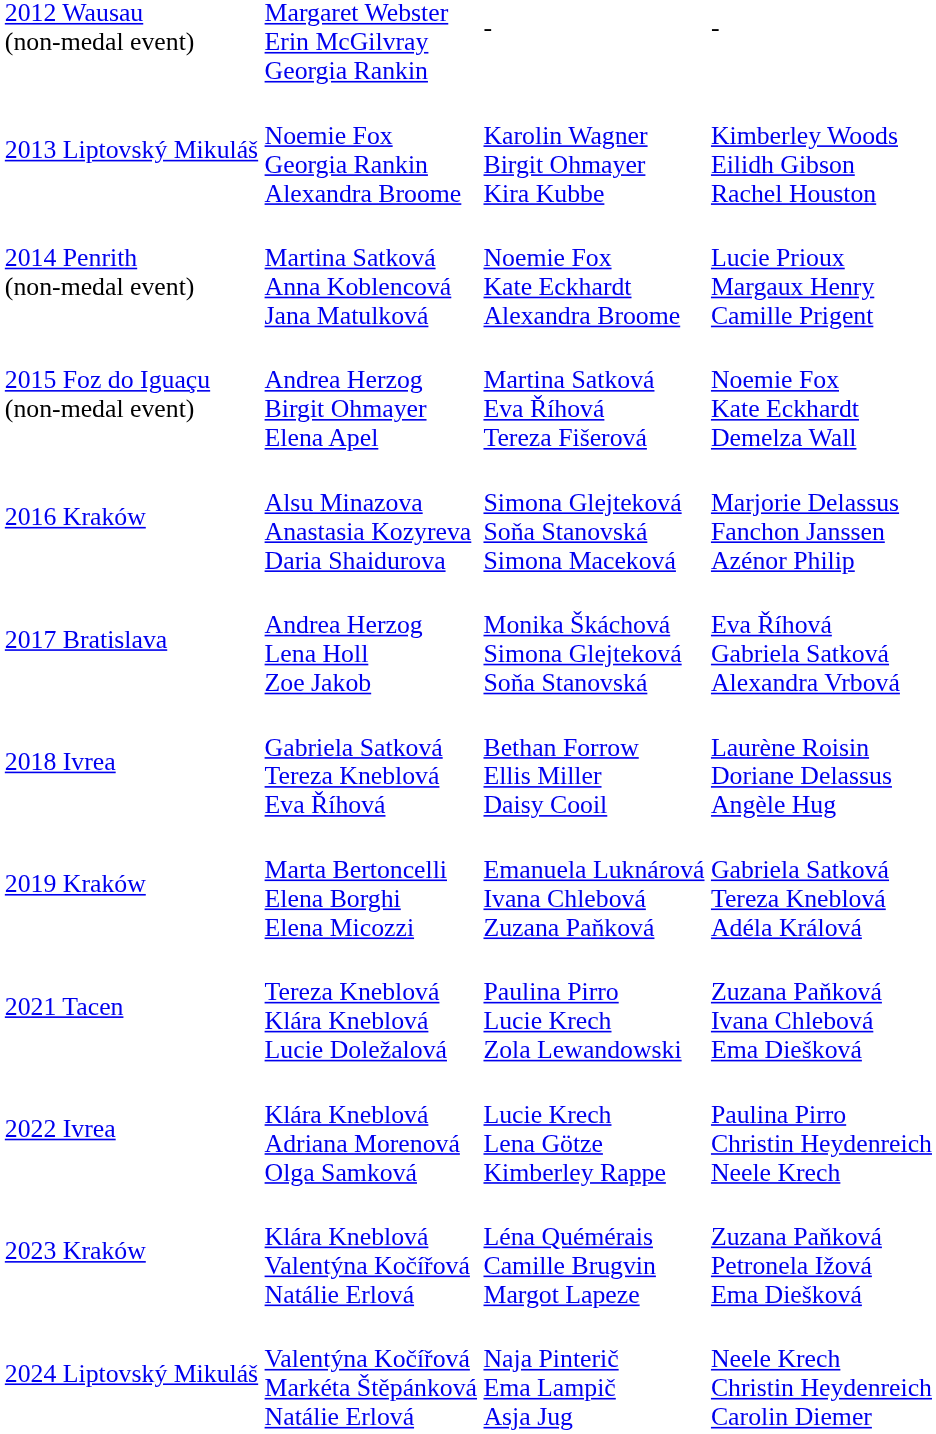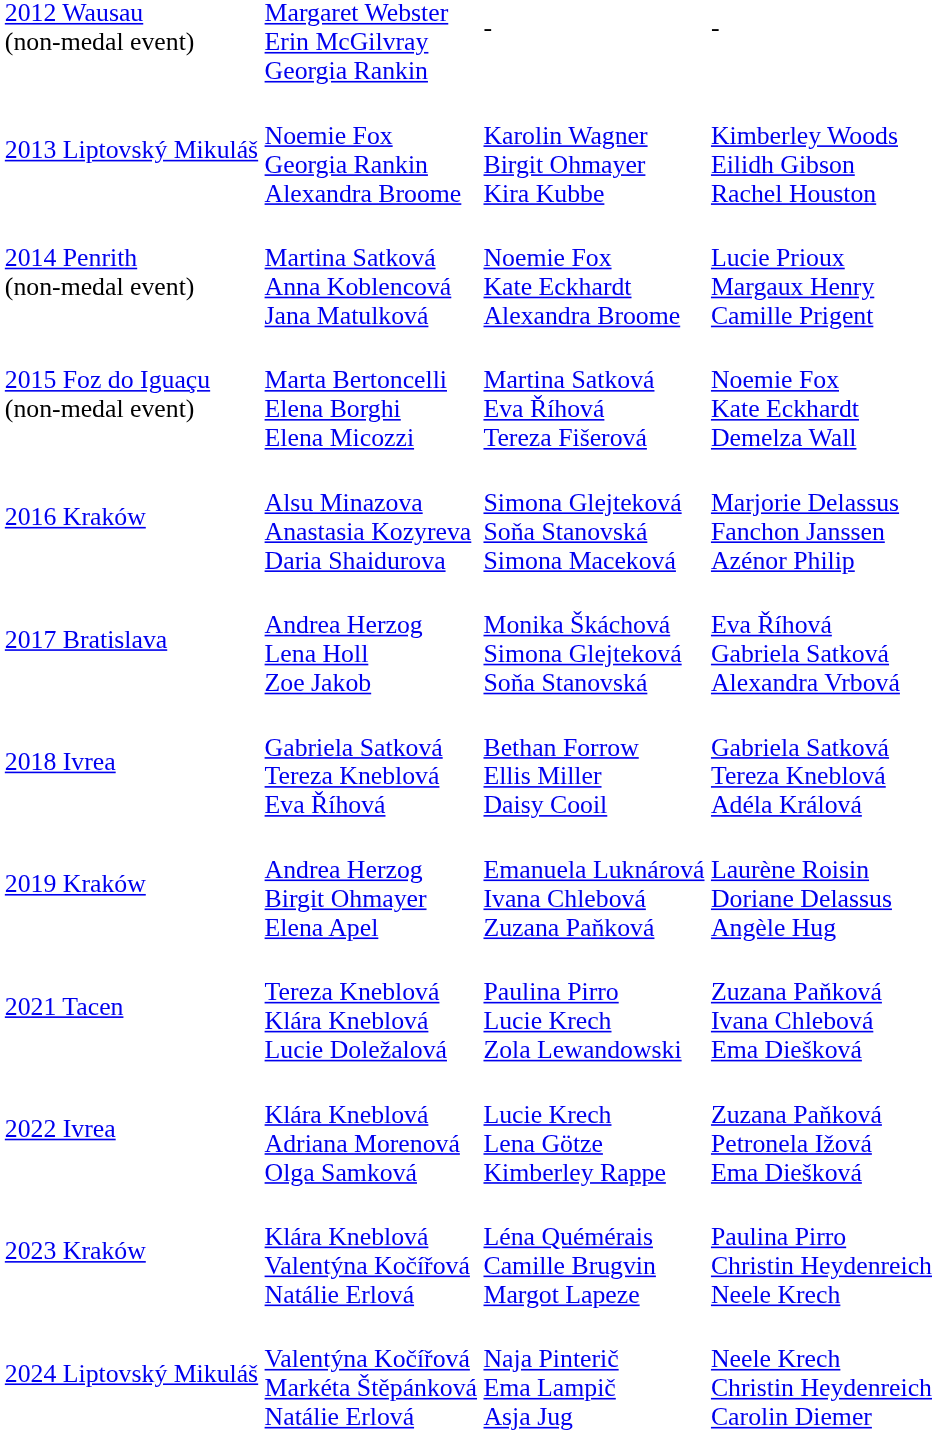(346, 409) Andrea Herzog Birgit Ohmayer Elena Apel -> (356, 409) Marta Bertoncelli Elena Borghi Elena Micozzi
(801, 776) Laurène Roisin Doriane Delassus Angèle Hug -> (800, 776) Gabriela Satková Tereza Kneblová Adéla Králová
(356, 898) Marta Bertoncelli Elena Borghi Elena Micozzi -> (346, 898) Andrea Herzog Birgit Ohmayer Elena Apel
(800, 898) Gabriela Satková Tereza Kneblová Adéla Králová -> (801, 898) Laurène Roisin Doriane Delassus Angèle Hug
(821, 1143) Paulina Pirro Christin Heydenreich Neele Krech -> (796, 1143) Zuzana Paňková Petronela Ižová Ema Diešková
(796, 1265) Zuzana Paňková Petronela Ižová Ema Diešková -> (821, 1265) Paulina Pirro Christin Heydenreich Neele Krech
